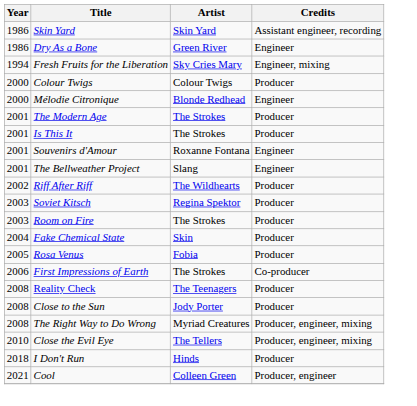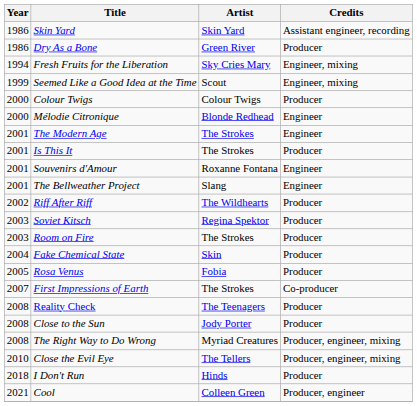(274, 47) Engineer -> (303, 47) Producer
+ row: (115, 82)
(274, 116) Producer -> (303, 133) Engineer
(18, 271) 2006 -> (18, 289) 2007
